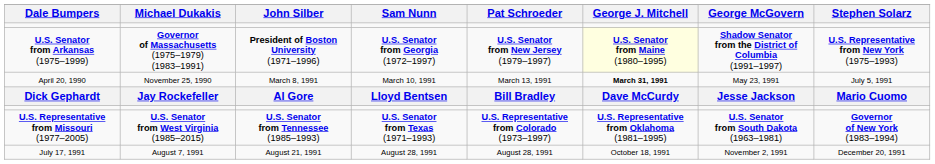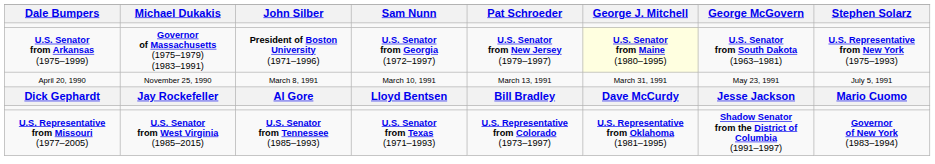(756, 50) Shadow Senator from the District of Columbia (1991–1997) -> (756, 50) U.S. Senator from South Dakota (1963–1981)
(640, 80) bold -> (640, 81) normal
(756, 128) U.S. Senator from South Dakota (1963–1981) -> (756, 133) Shadow Senator from the District of Columbia (1991–1997)
- row: (62, 153)
